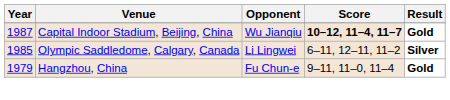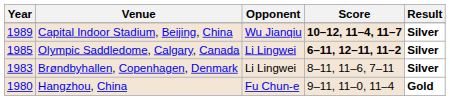(20, 32) 1987 -> (20, 32) 1989
(420, 32) Gold -> (423, 32) Silver
(354, 50) normal -> (354, 50) bold
+ row: (138, 68)
(20, 68) 1979 -> (20, 87) 1980
